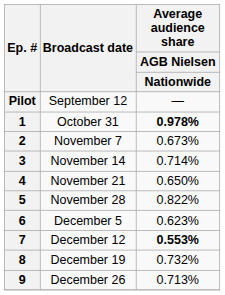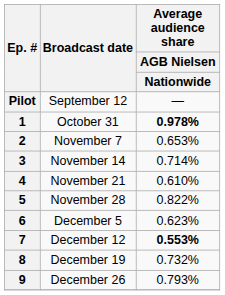(178, 141) 0.673% -> (178, 141) 0.653%
(178, 181) 0.650% -> (178, 181) 0.610%
(178, 279) 0.713% -> (178, 279) 0.793%
